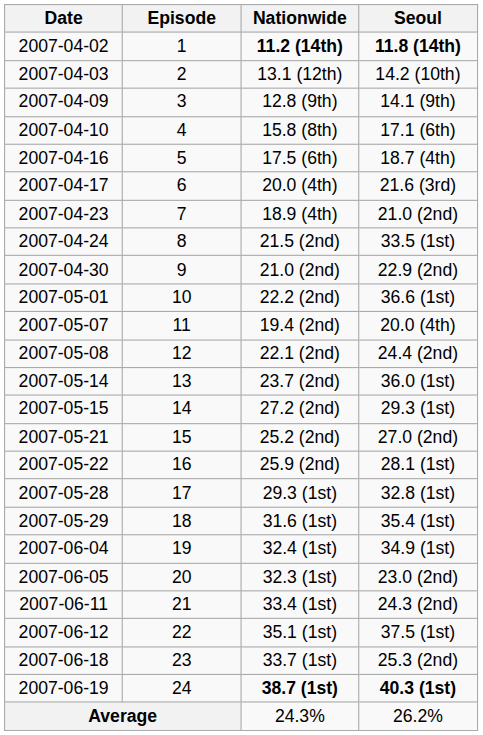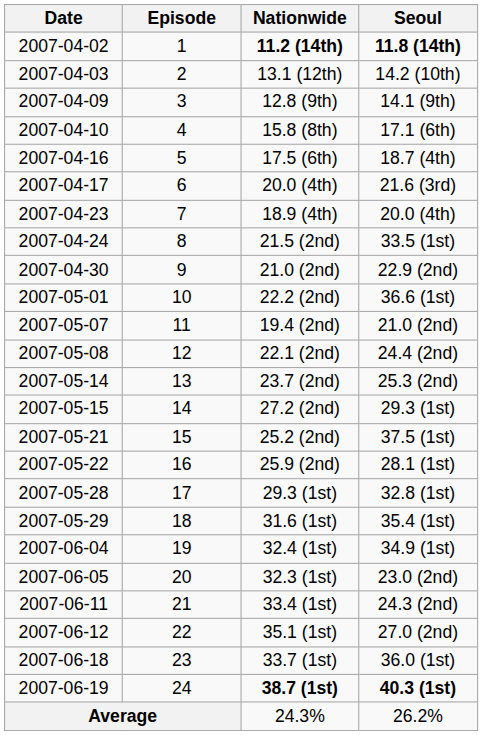(418, 213) 21.0 (2nd) -> (418, 213) 20.0 (4th)
(418, 325) 20.0 (4th) -> (418, 325) 21.0 (2nd)
(418, 381) 36.0 (1st) -> (418, 381) 25.3 (2nd)
(418, 437) 27.0 (2nd) -> (418, 437) 37.5 (1st)
(418, 632) 37.5 (1st) -> (418, 632) 27.0 (2nd)
(418, 660) 25.3 (2nd) -> (418, 660) 36.0 (1st)
